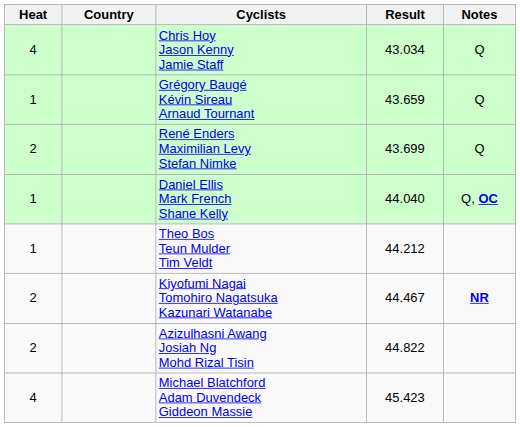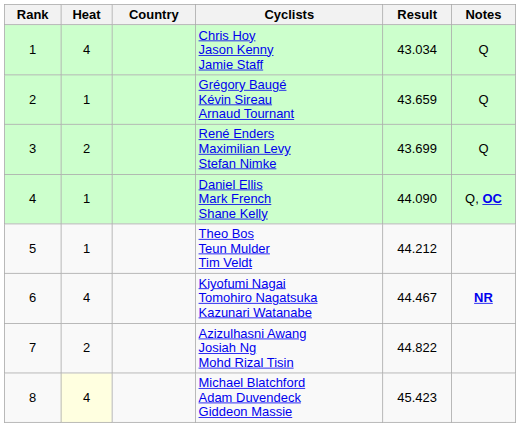+ column: (33, 14)
(405, 199) 44.040 -> (417, 199) 44.090
(33, 298) 2 -> (86, 298) 4
(33, 397) no background -> (86, 397) lightyellow background
